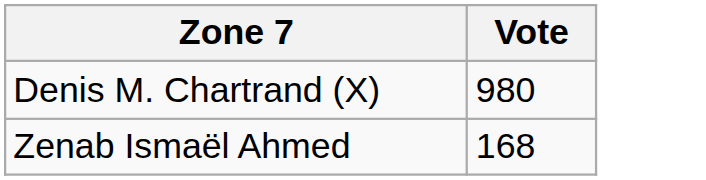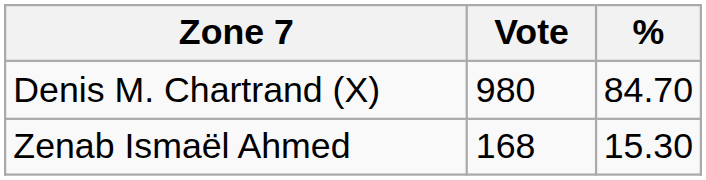+ column: (648, 32)
